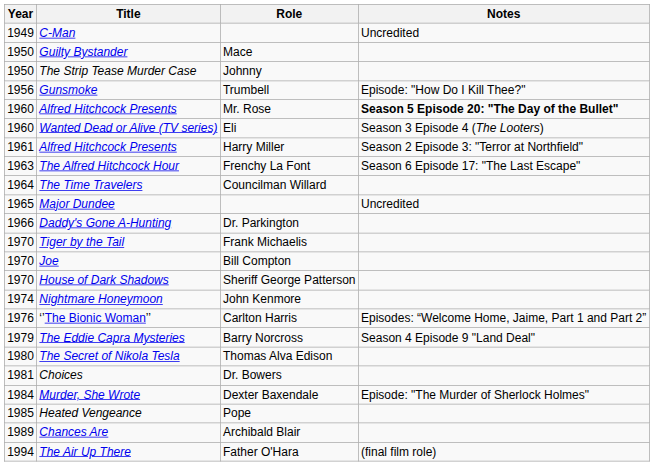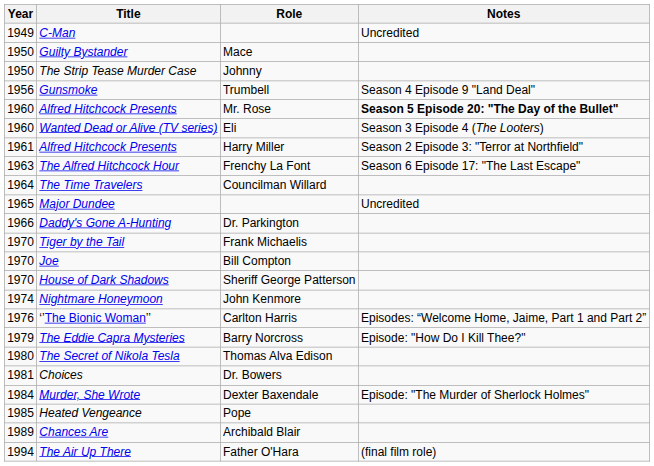(443, 90) Episode: "How Do I Kill Thee?" -> (448, 90) Season 4 Episode 9 "Land Deal"
(448, 337) Season 4 Episode 9 "Land Deal" -> (443, 337) Episode: "How Do I Kill Thee?"
